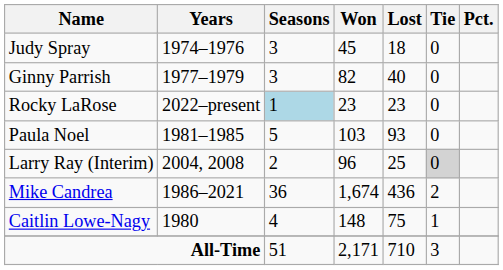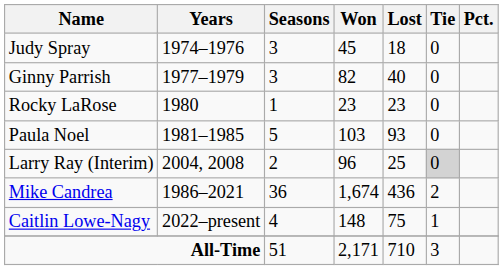(211, 105) 2022–present -> (180, 105) 1980
(273, 105) lightblue background -> (273, 105) no background
(180, 221) 1980 -> (211, 221) 2022–present
